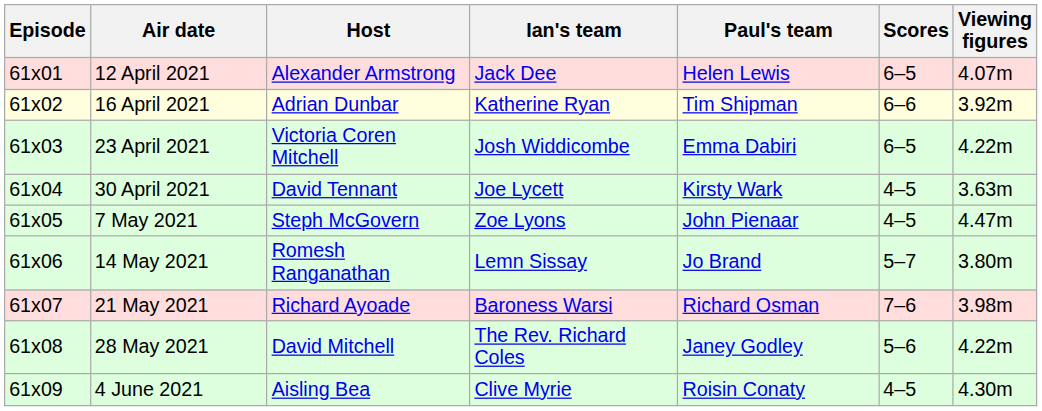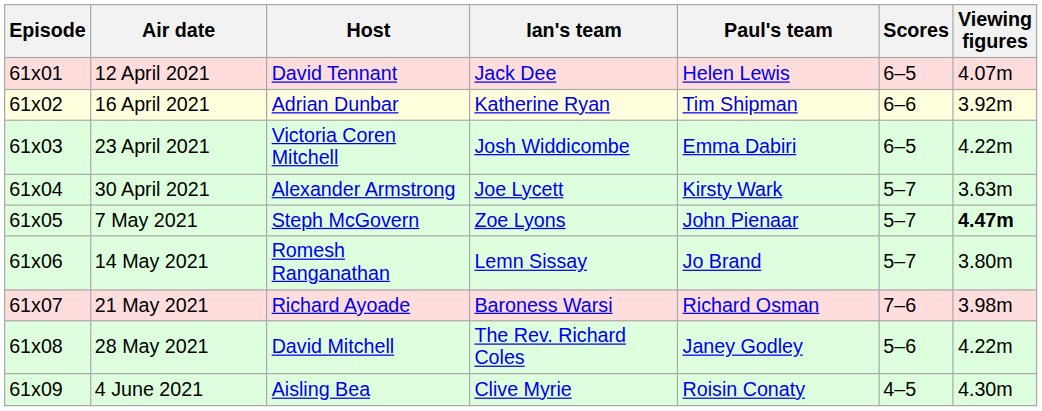(364, 73) Alexander Armstrong -> (334, 73) David Tennant
(334, 189) David Tennant -> (364, 189) Alexander Armstrong
(900, 189) 4–5 -> (900, 189) 5–7
(900, 220) 4–5 -> (900, 220) 5–7
(985, 220) normal -> (986, 220) bold
